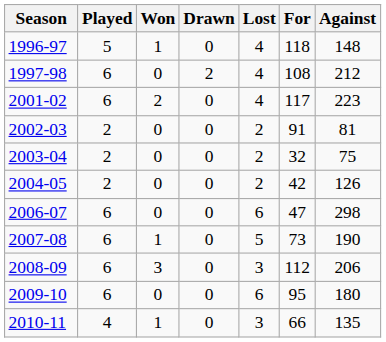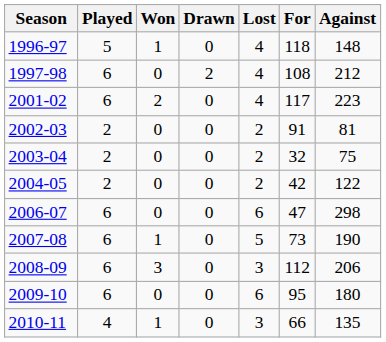(347, 184) 126 -> (347, 184) 122
